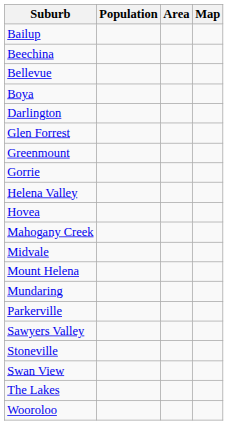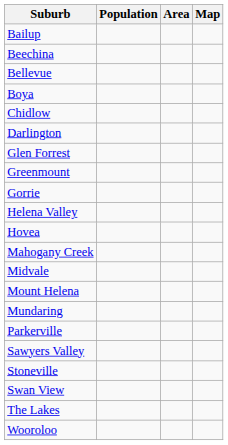+ row: (29, 113)
